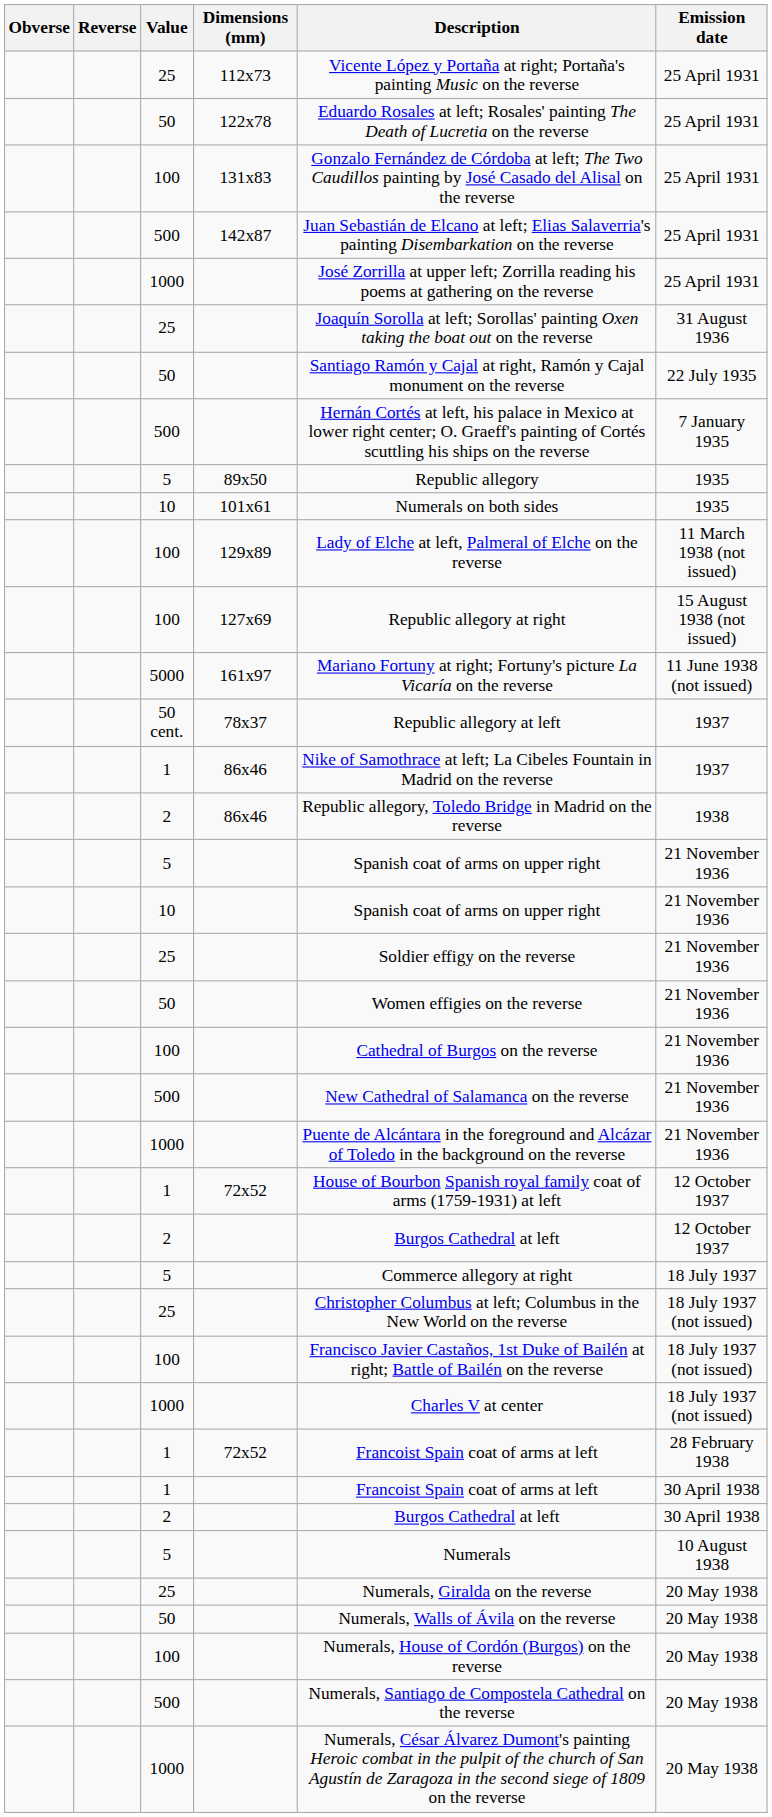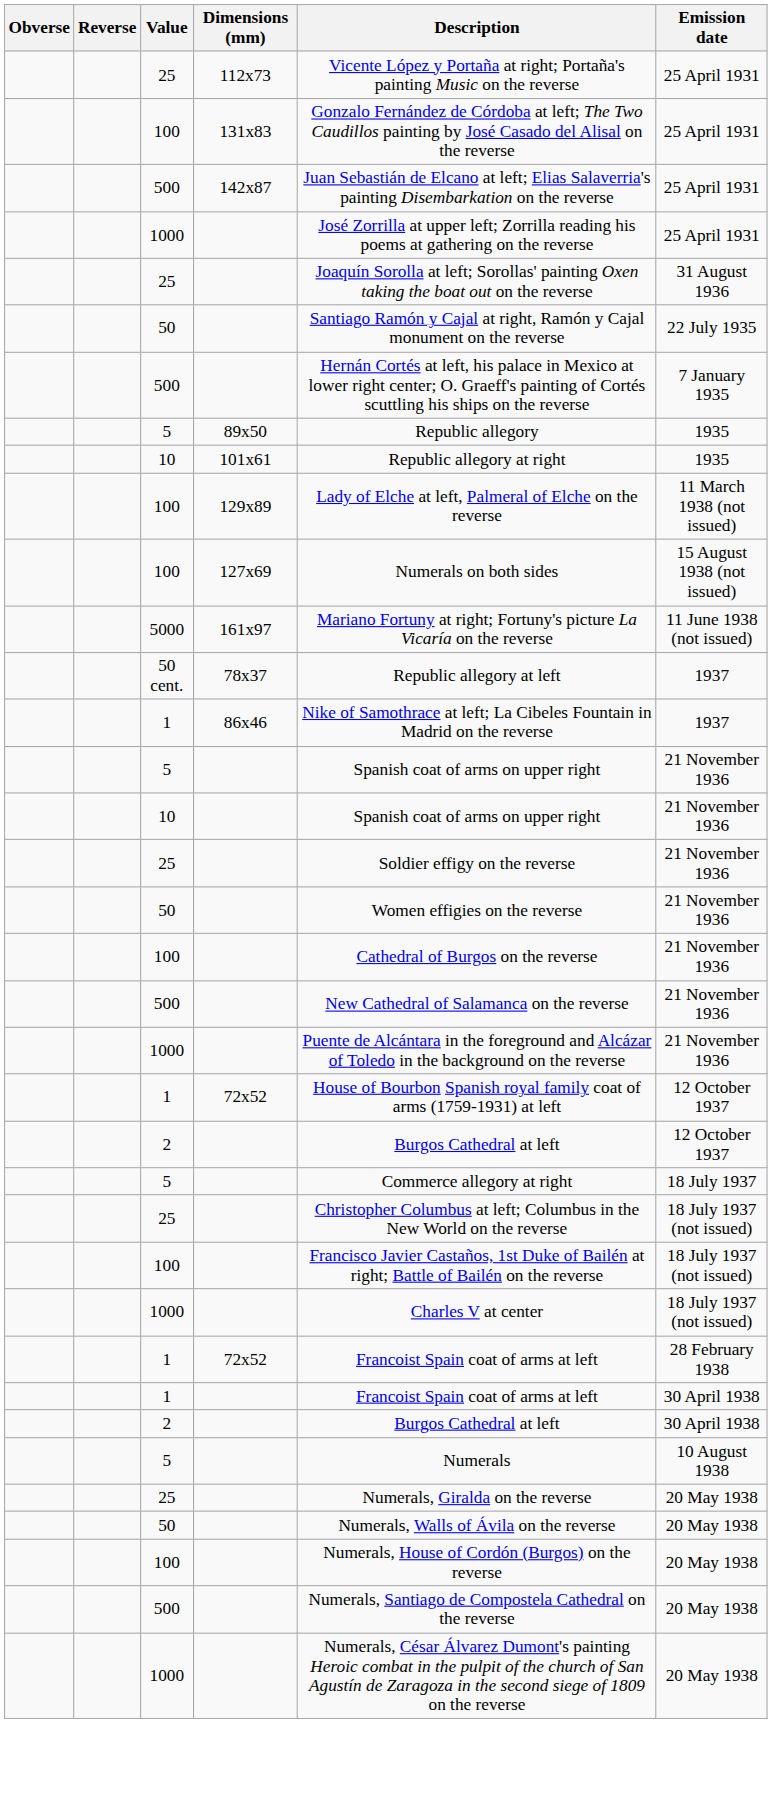- row: (167, 121)
(477, 506) Numerals on both sides -> (477, 459) Republic allegory at right
(477, 619) Republic allegory at right -> (477, 572) Numerals on both sides
- row: (167, 816)
